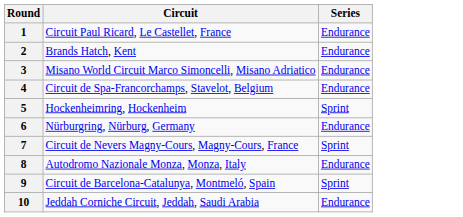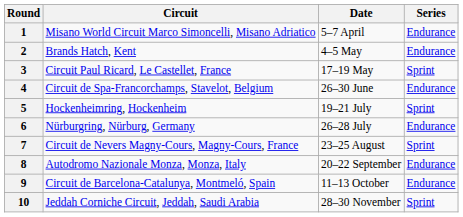+ column: (361, 13)
(138, 32) Circuit Paul Ricard, Le Castellet, France -> (181, 32) Misano World Circuit Marco Simoncelli, Misano Adriatico
(181, 70) Misano World Circuit Marco Simoncelli, Misano Adriatico -> (138, 70) Circuit Paul Ricard, Le Castellet, France
(345, 70) Endurance -> (421, 70) Sprint
(335, 183) Sprint -> (431, 183) Endurance
(345, 201) Endurance -> (421, 201) Sprint
